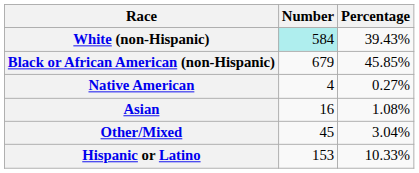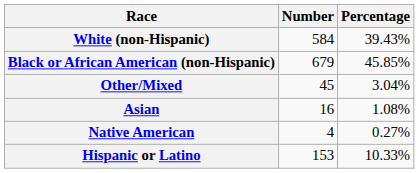(323, 39) paleturquoise background -> (323, 39) no background
rows swapped: (141, 86) <-> (141, 132)
